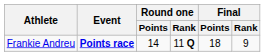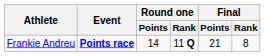(215, 44) 18 -> (215, 44) 21
(246, 44) 9 -> (246, 44) 8
